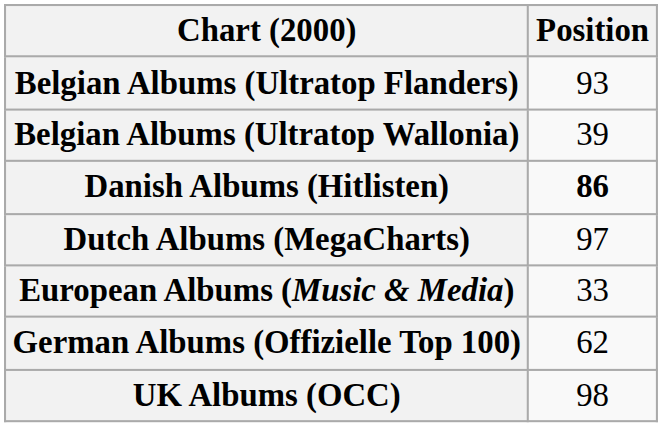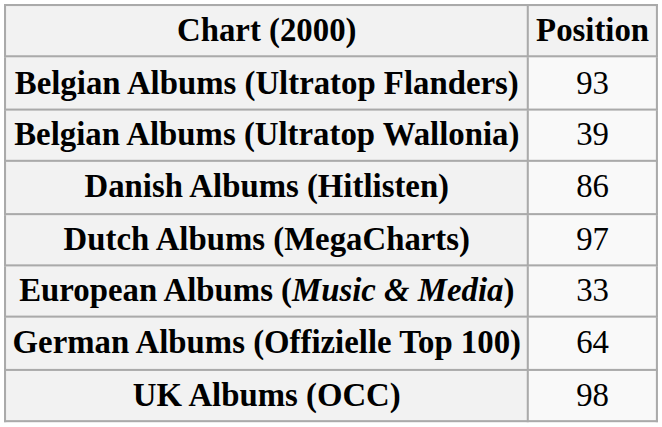(593, 186) bold -> (593, 186) normal
(593, 342) 62 -> (593, 342) 64
